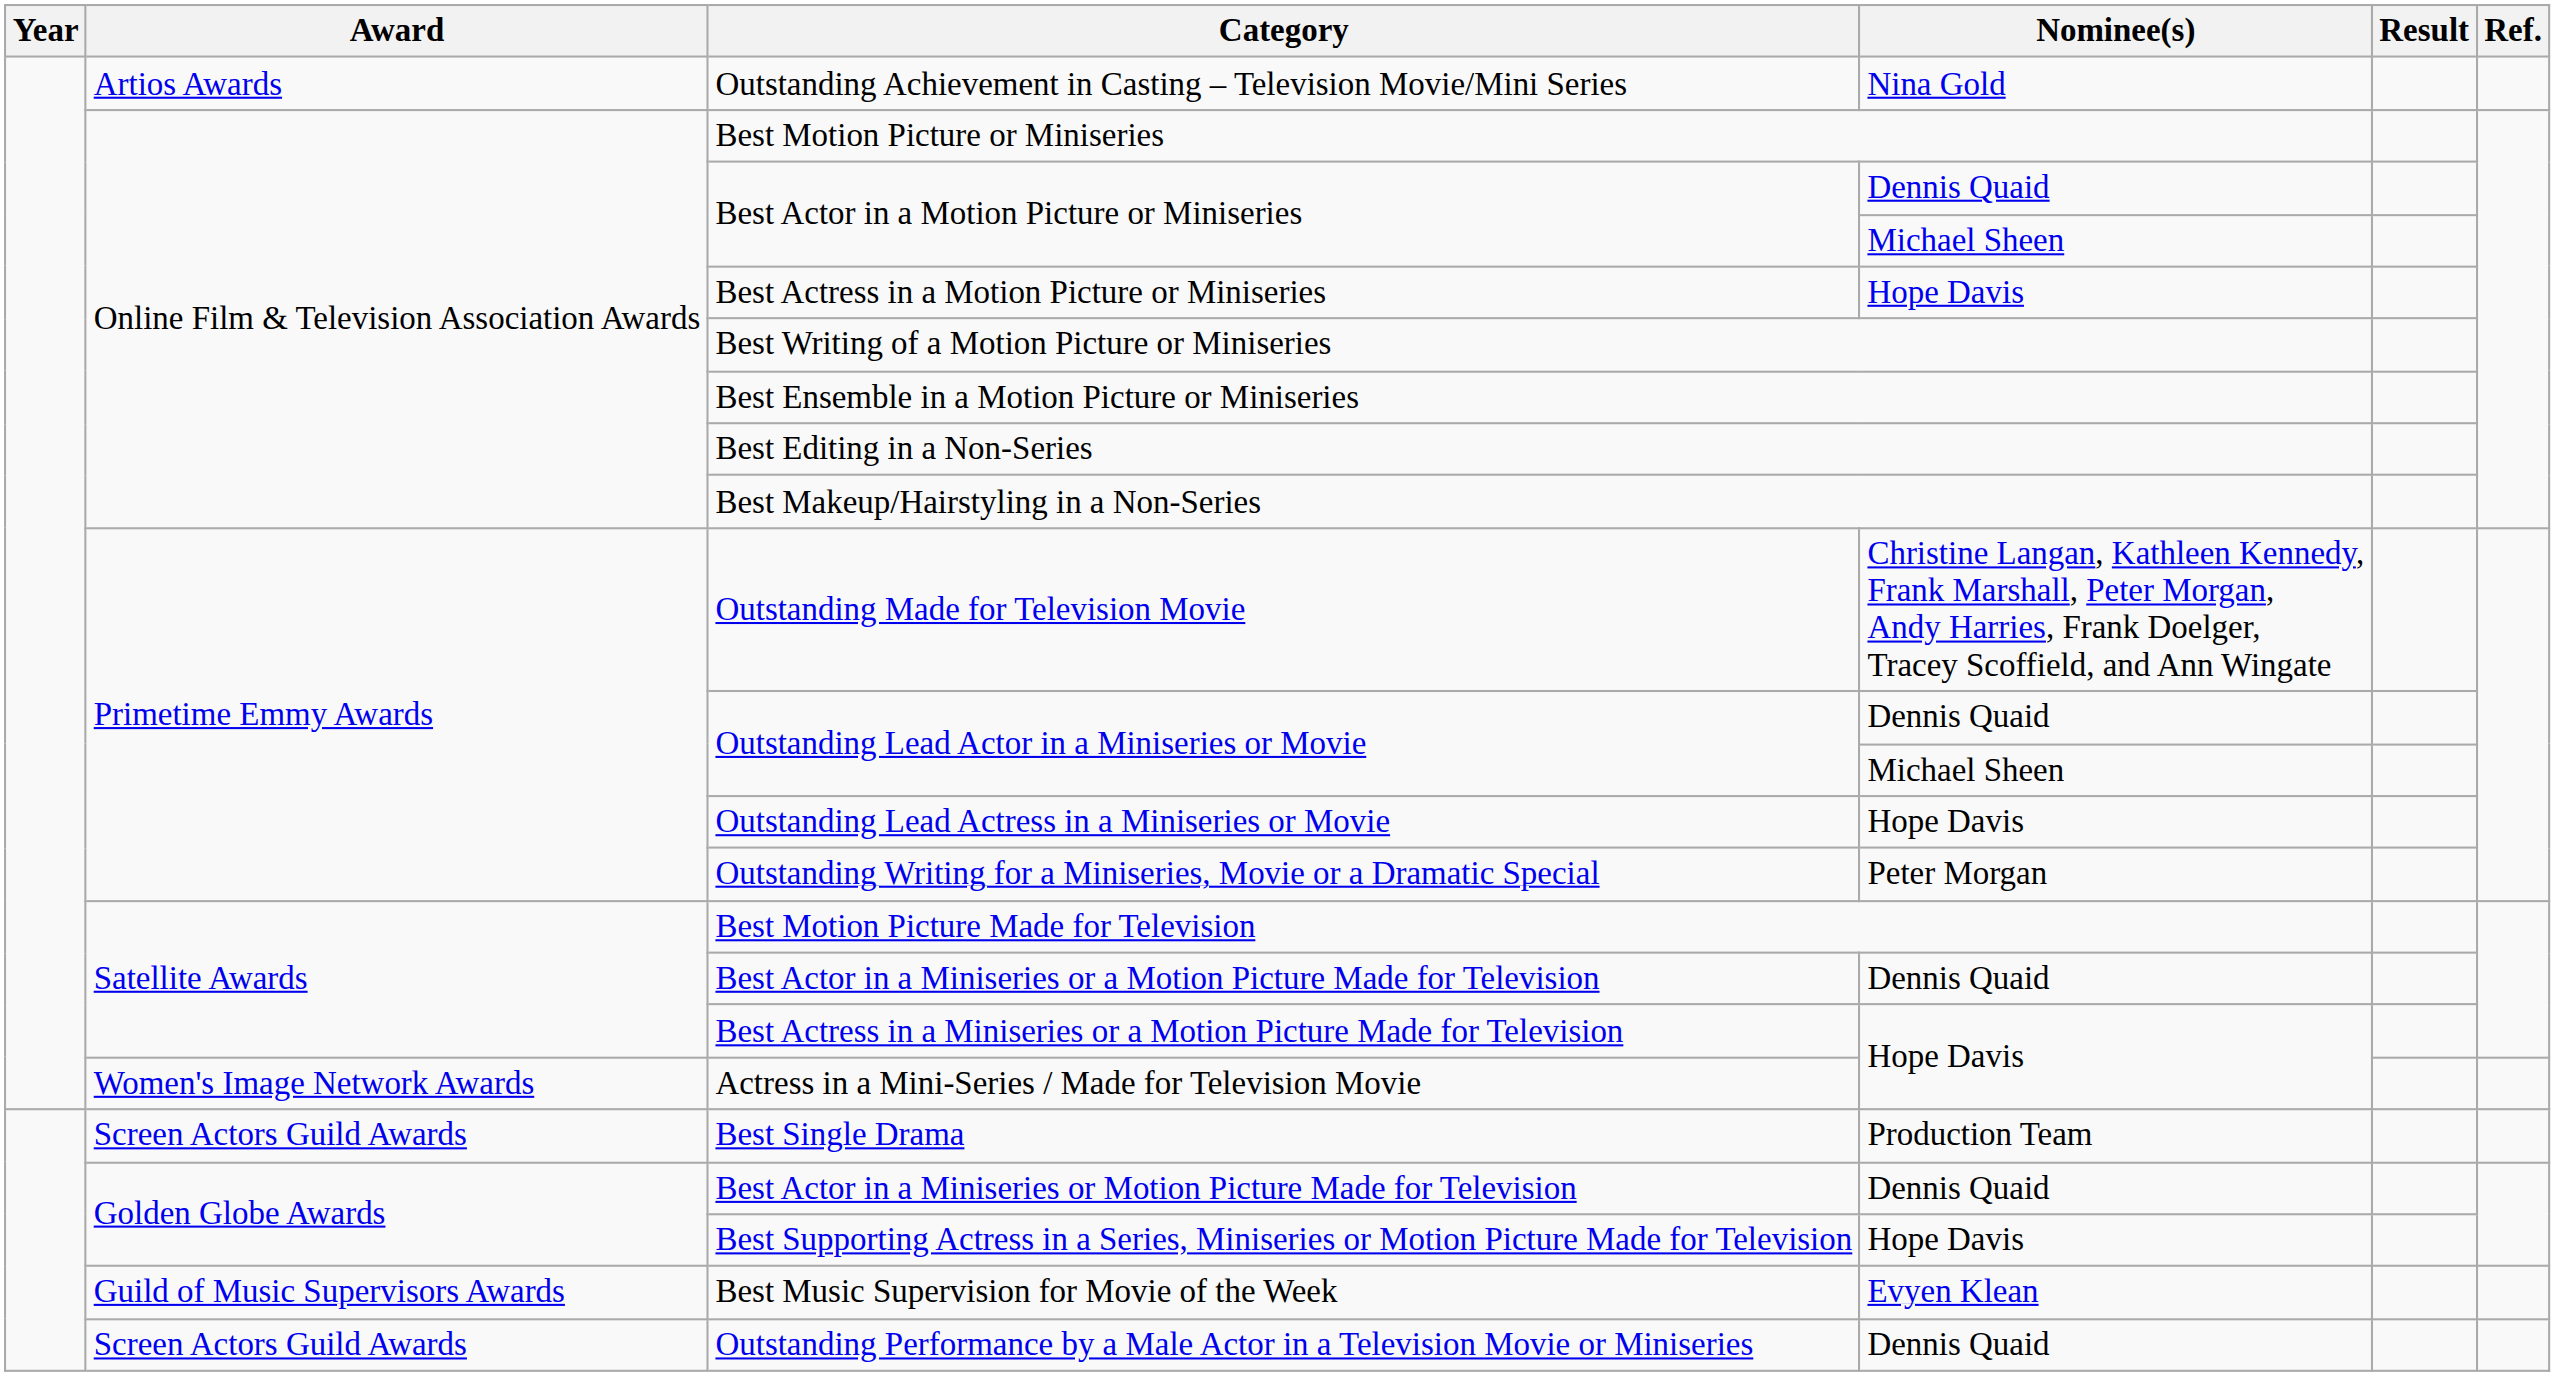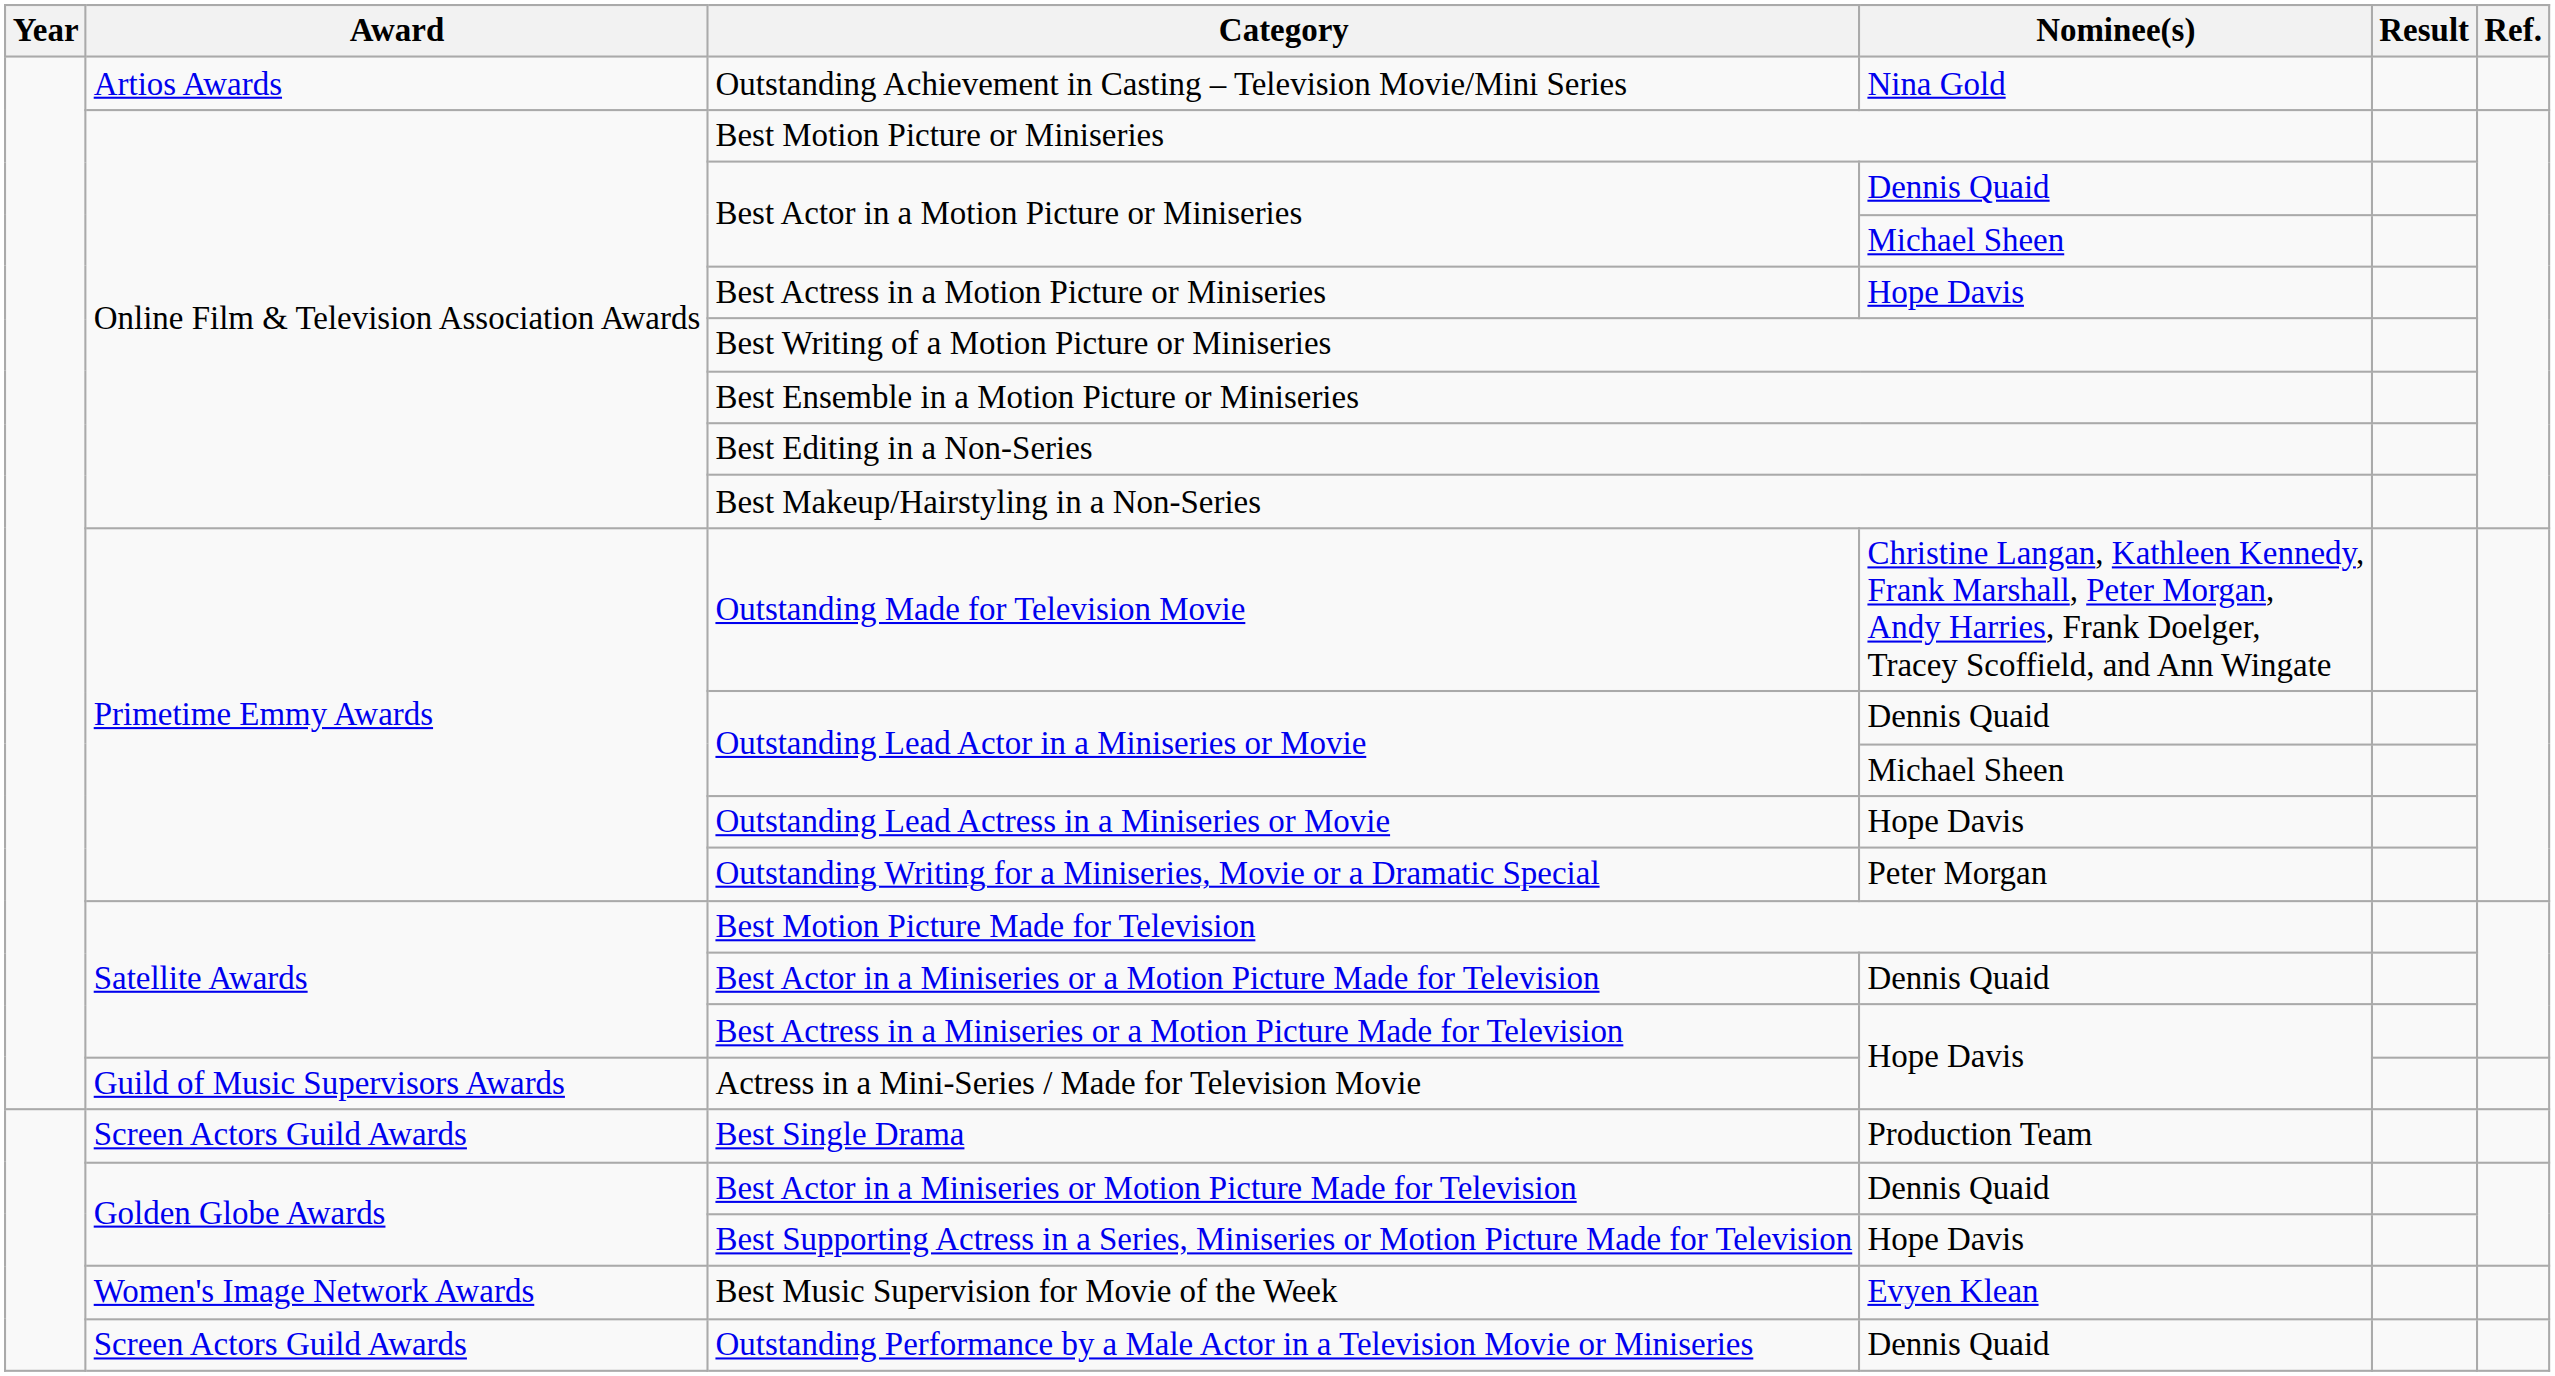(314, 1082) Women's Image Network Awards -> (329, 1082) Guild of Music Supervisors Awards
(329, 1291) Guild of Music Supervisors Awards -> (314, 1291) Women's Image Network Awards
